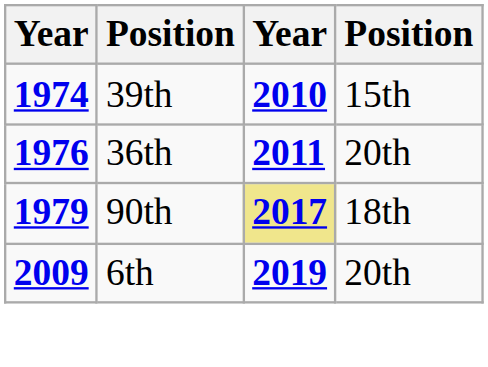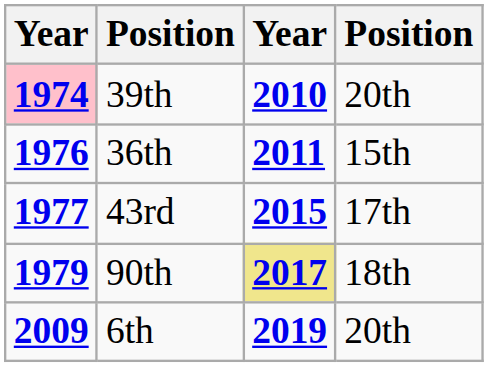(51, 93) no background -> (51, 93) pink background
(378, 93) 15th -> (378, 93) 20th
(378, 152) 20th -> (378, 152) 15th
+ row: (140, 212)
